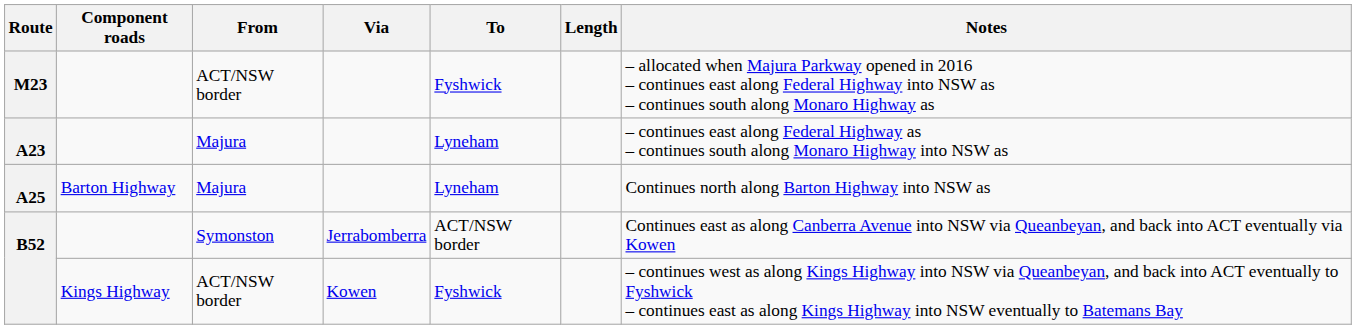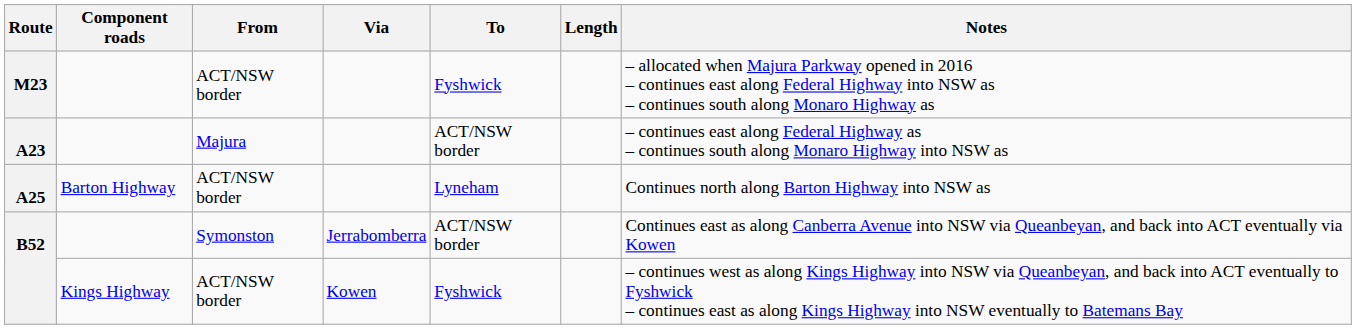(467, 141) Lyneham -> (473, 141) ACT/NSW border
(221, 187) Majura -> (235, 187) ACT/NSW border
